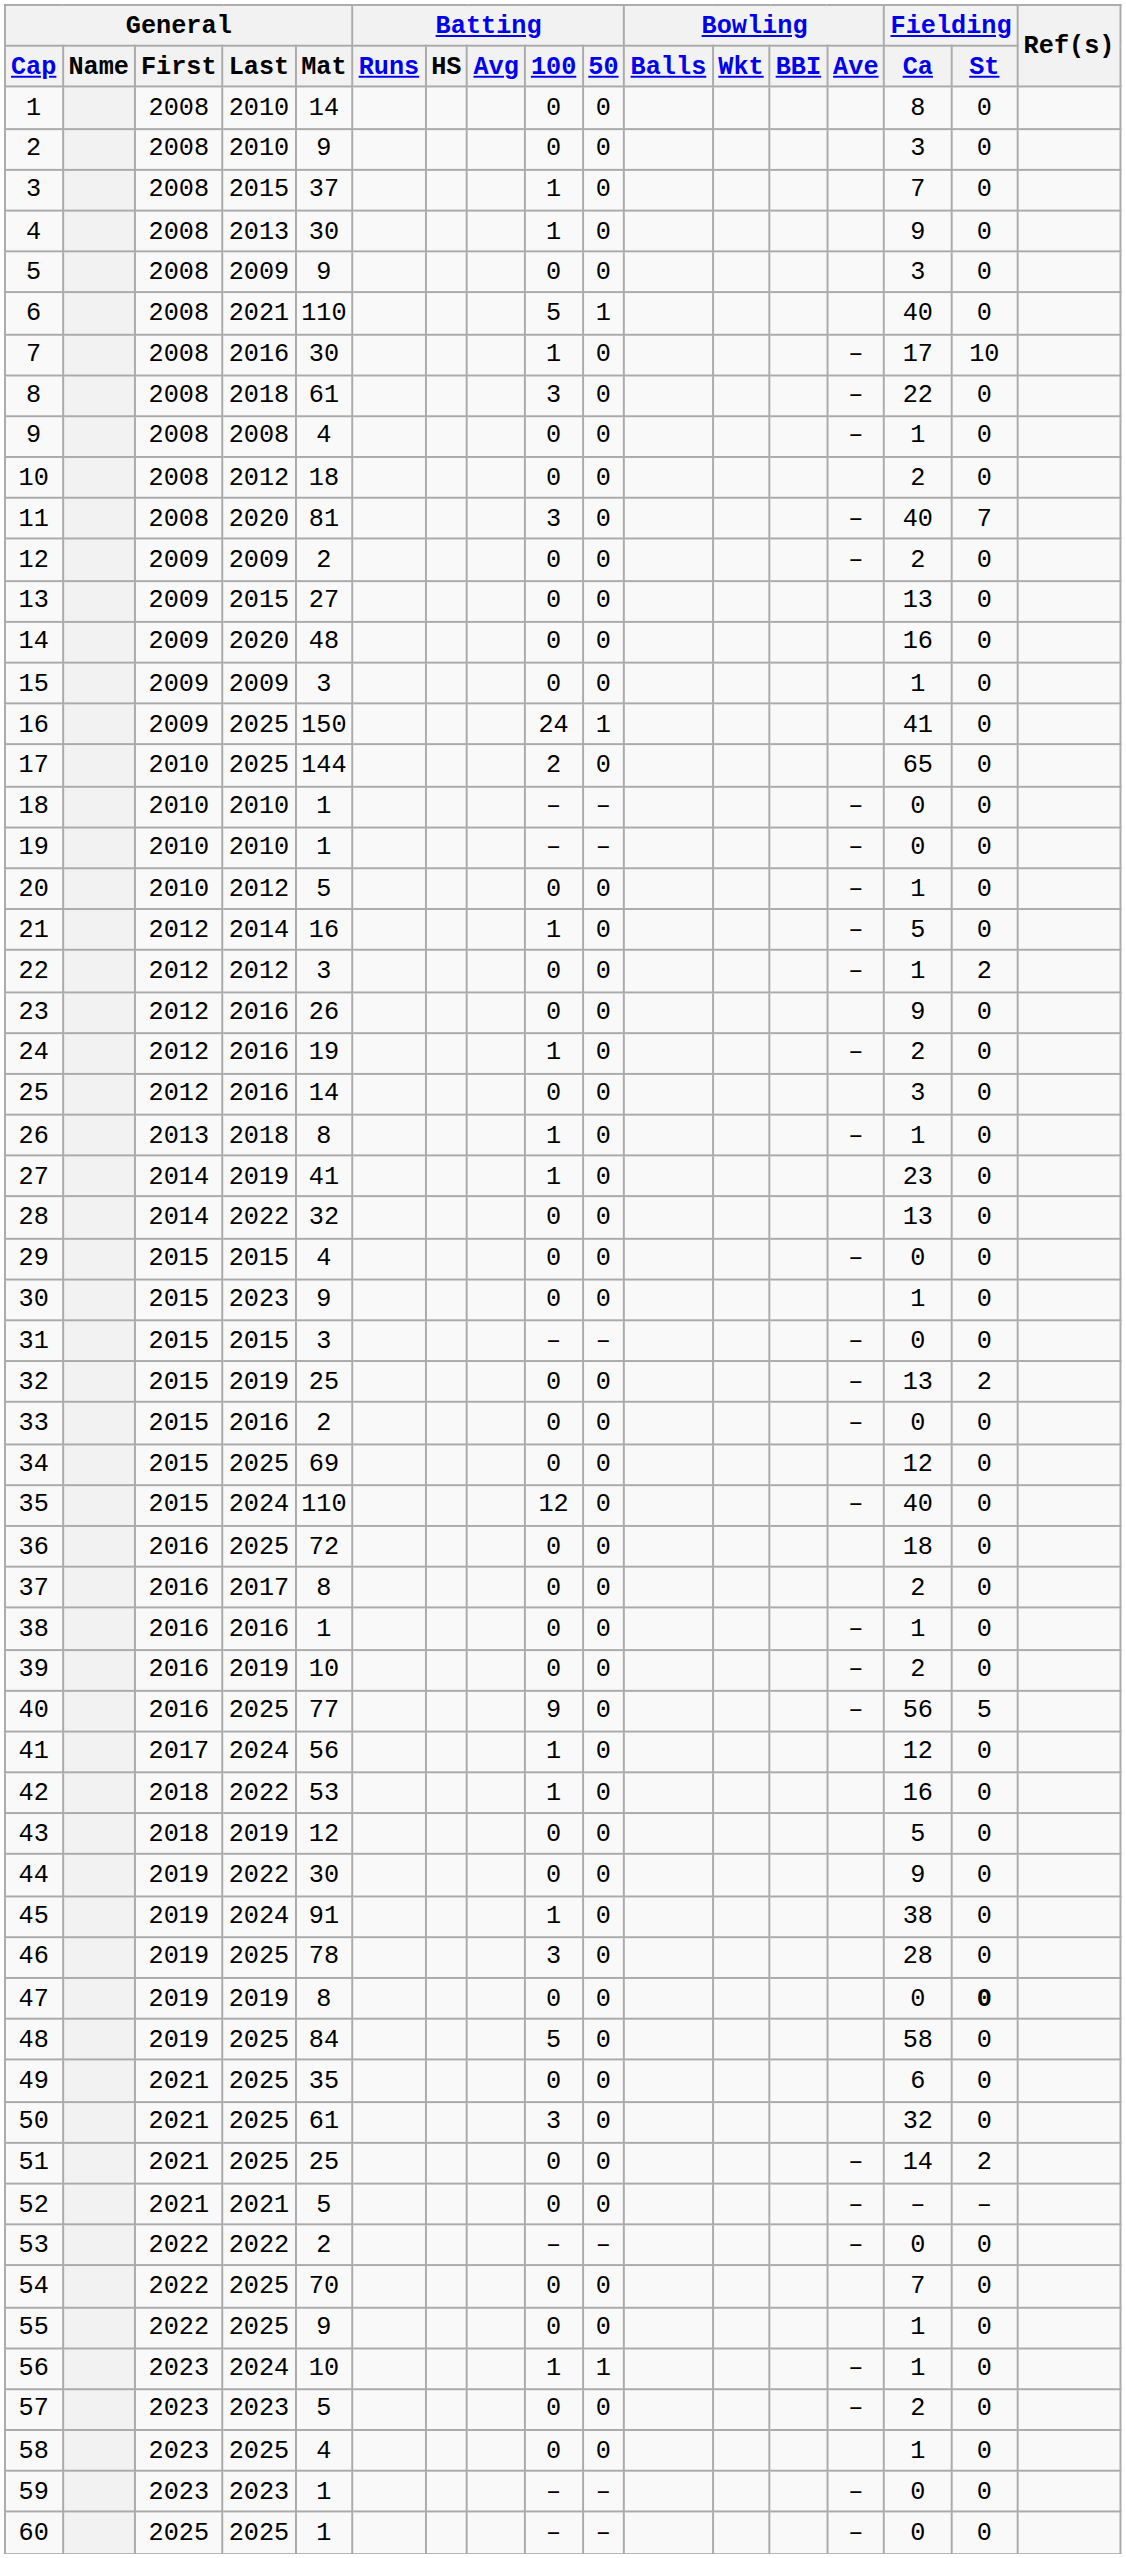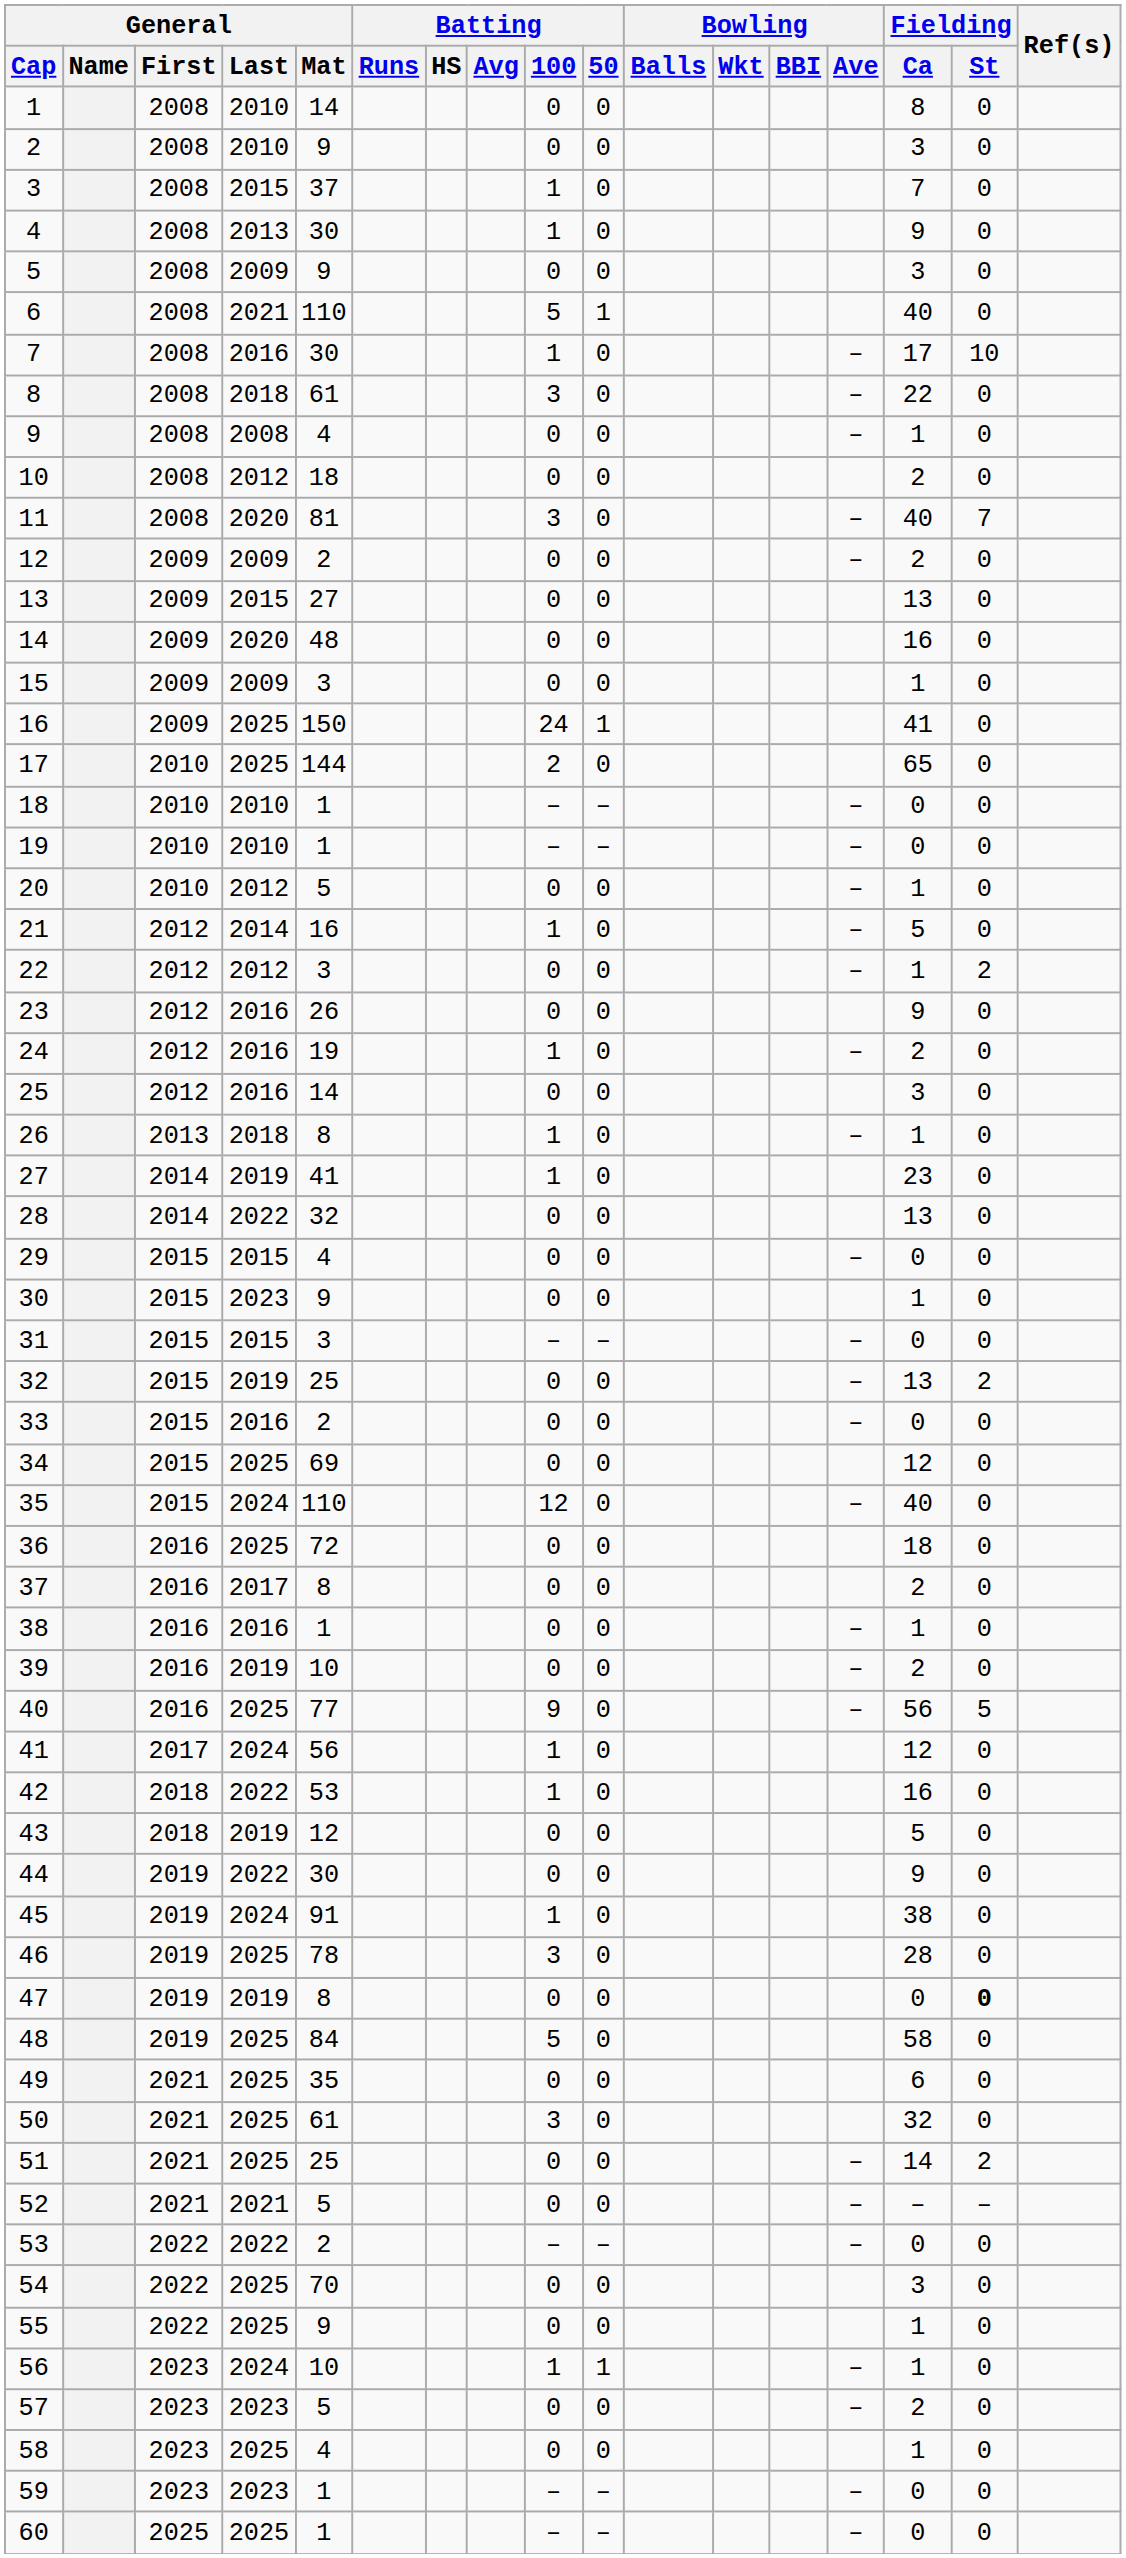(918, 2286) 7 -> (918, 2286) 3
